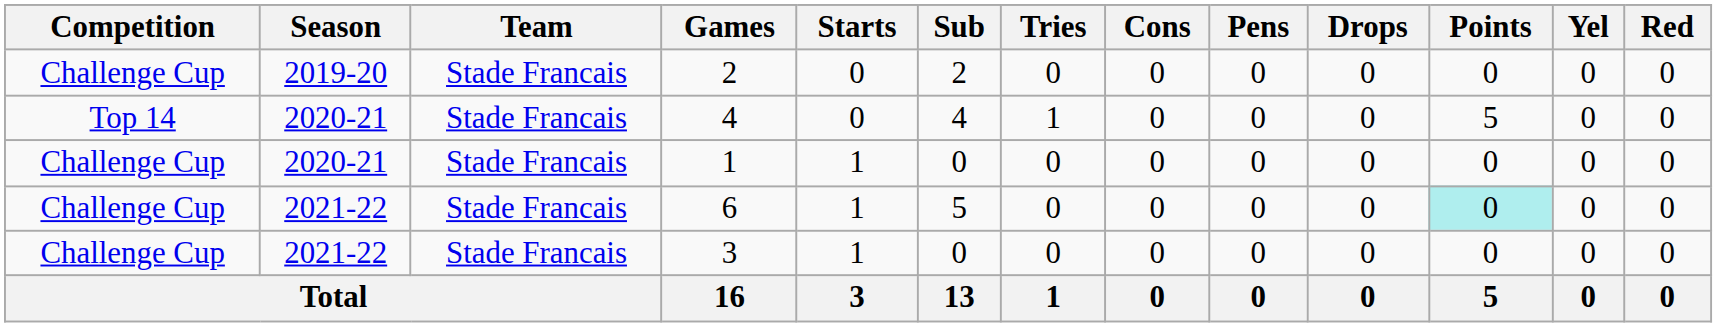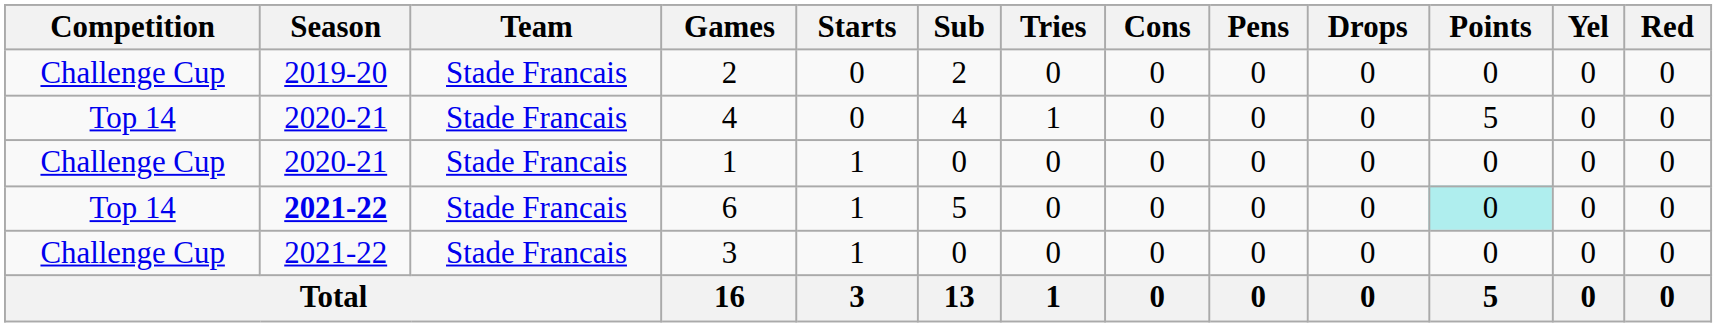(133, 207) Challenge Cup -> (133, 207) Top 14
(336, 207) normal -> (336, 207) bold
